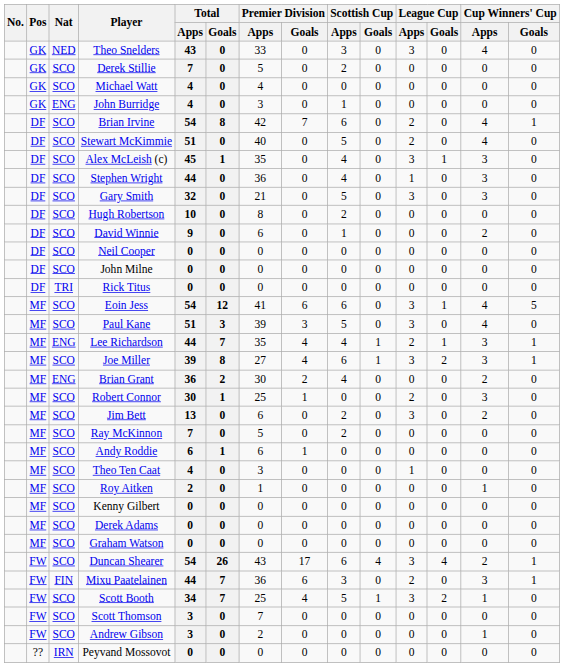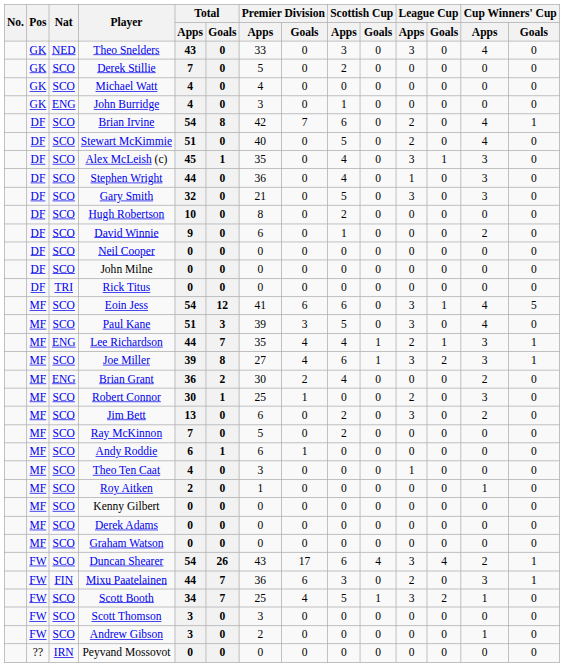(260, 616) 7 -> (260, 616) 3
